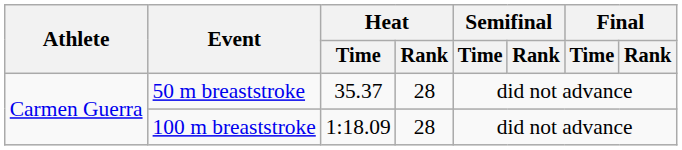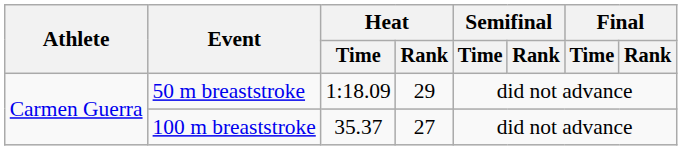(358, 91) 35.37 -> (358, 91) 1:18.09
(424, 91) 28 -> (424, 91) 29
(358, 126) 1:18.09 -> (358, 126) 35.37
(424, 126) 28 -> (424, 126) 27
